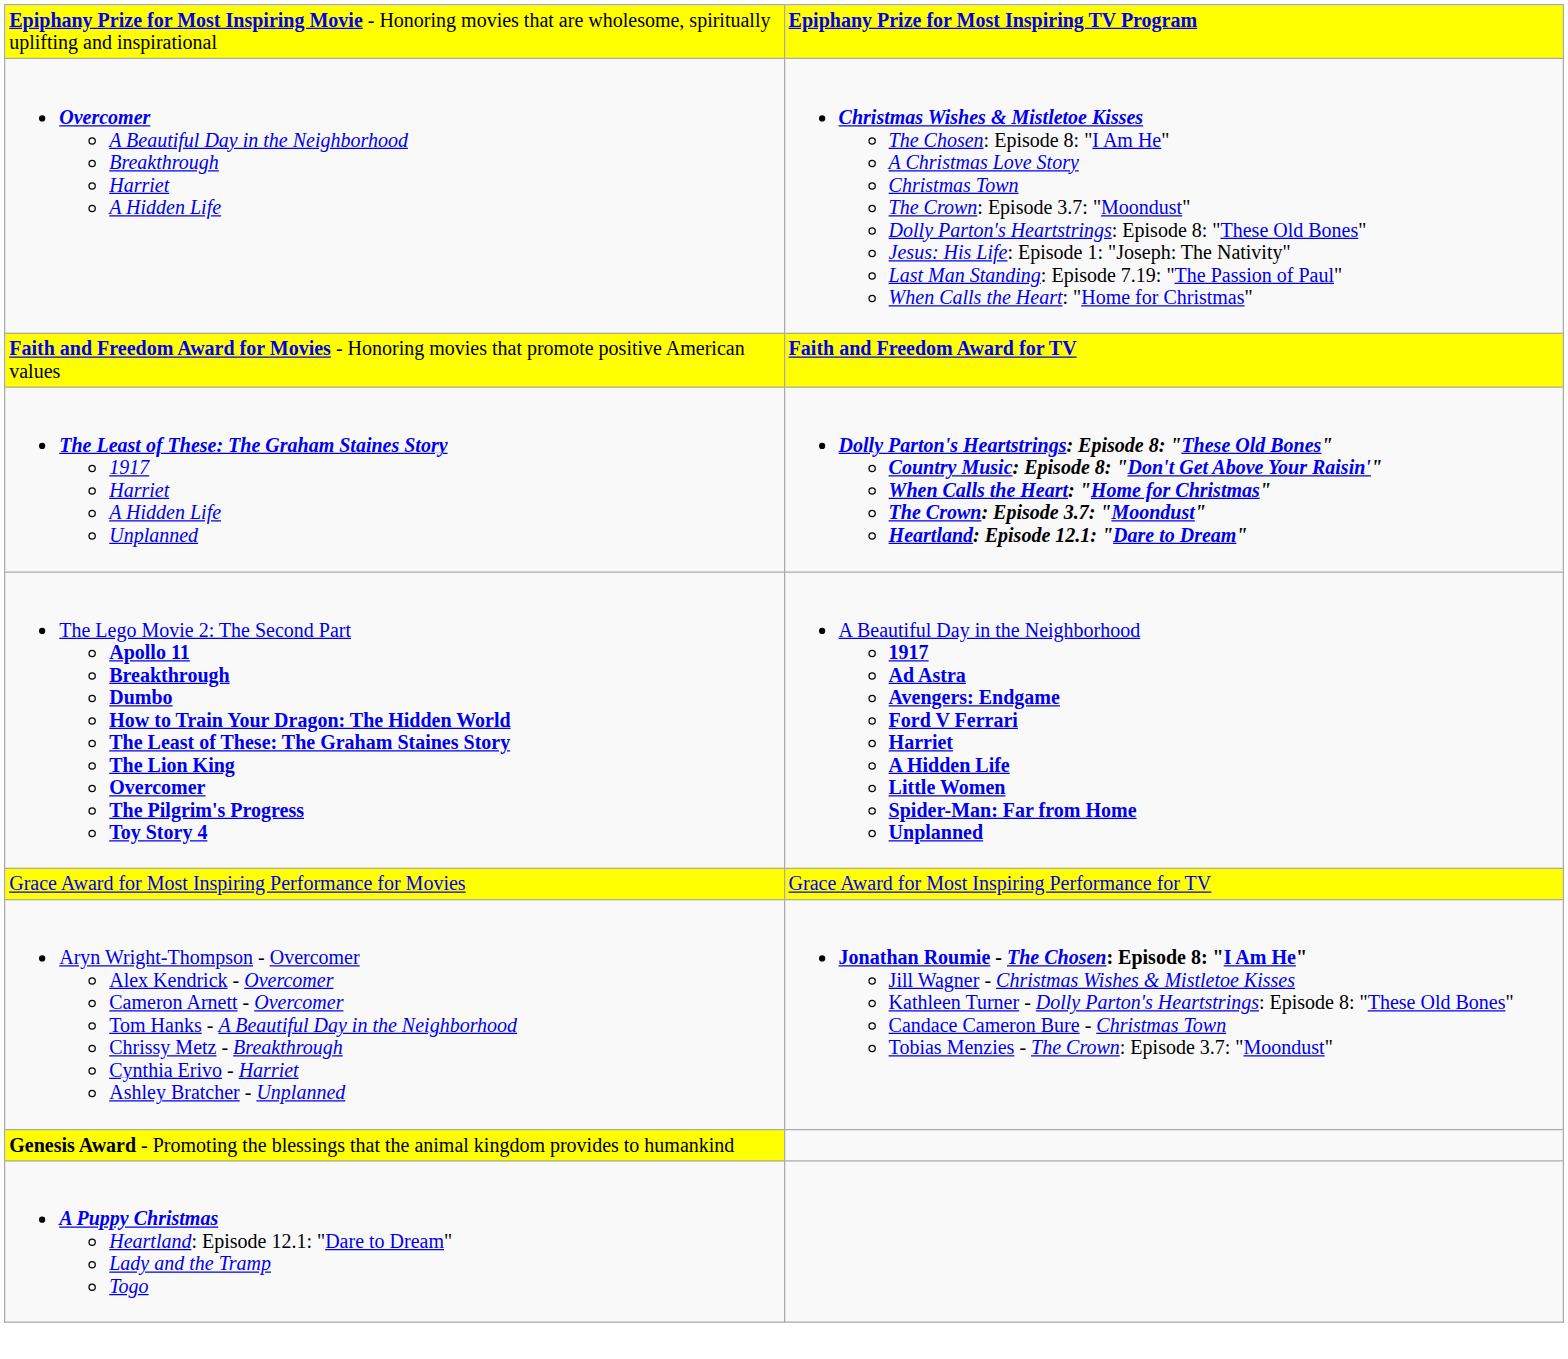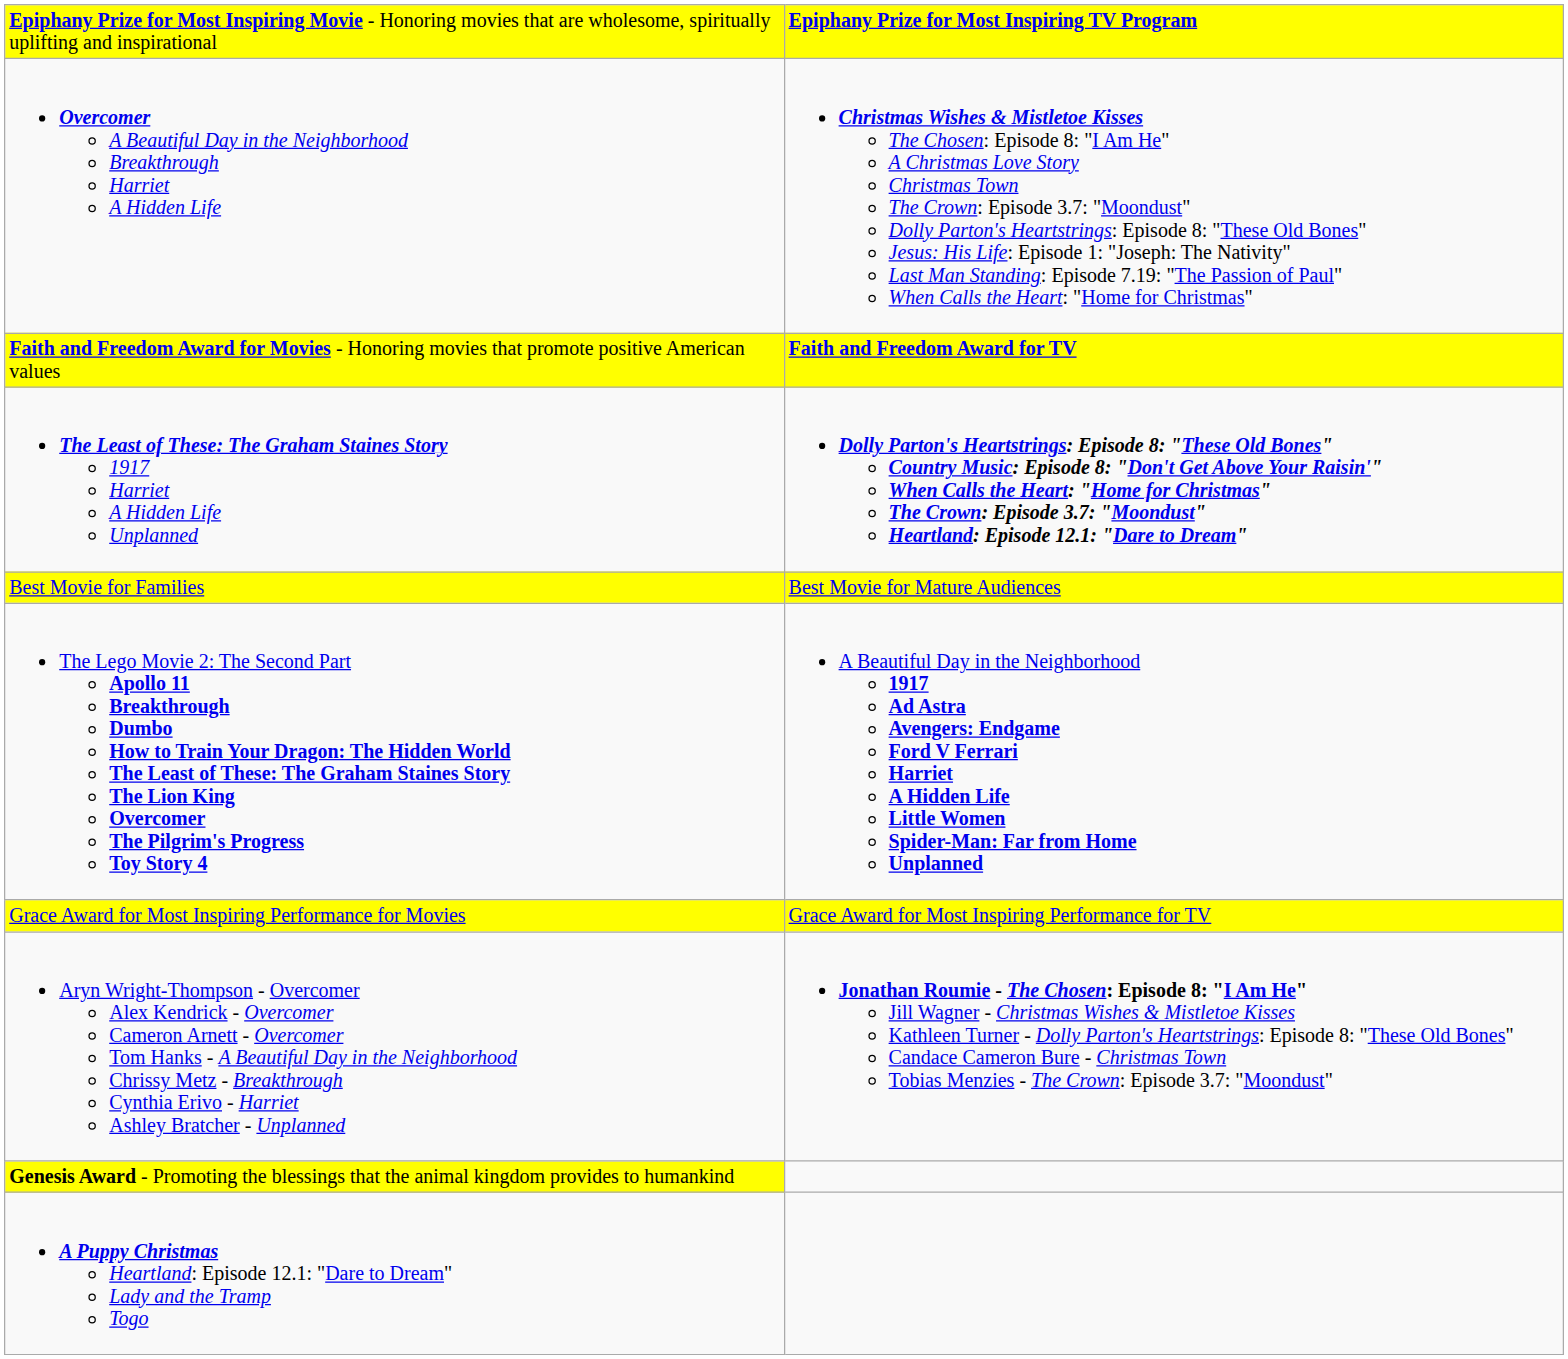+ row: (107, 587)
